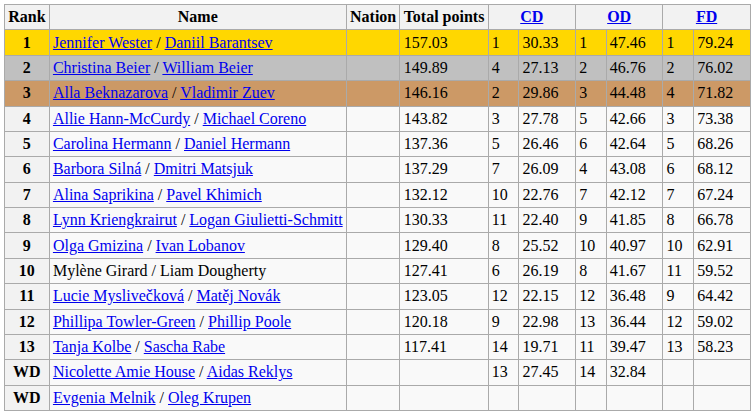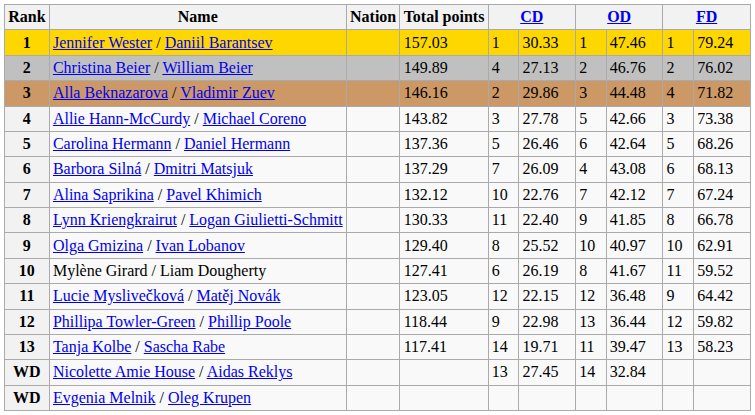(715, 169) 68.12 -> (715, 169) 68.13
(426, 321) 120.18 -> (425, 321) 118.44
(715, 321) 59.02 -> (715, 321) 59.82
